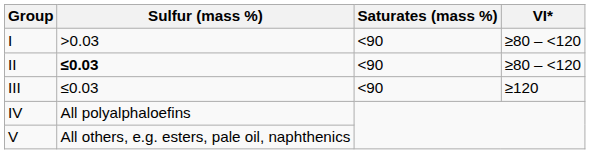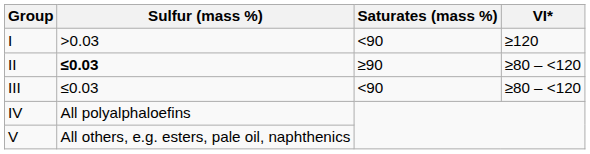(543, 40) ≥80 – <120 -> (522, 40) ≥120
(370, 64) <90 -> (370, 64) ≥90
(522, 88) ≥120 -> (543, 88) ≥80 – <120
